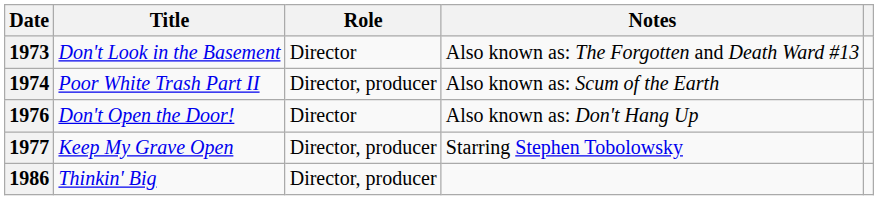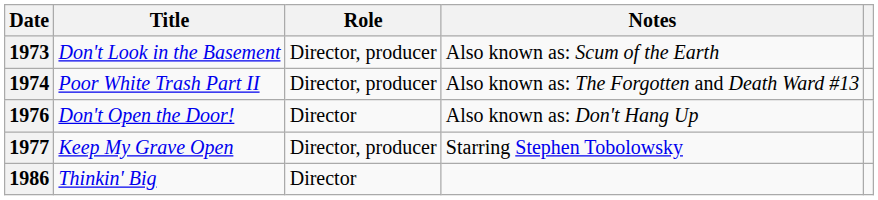(323, 52) Director -> (363, 52) Director, producer
(653, 52) Also known as: The Forgotten and Death Ward #13 -> (582, 52) Also known as: Scum of the Earth
(582, 83) Also known as: Scum of the Earth -> (653, 83) Also known as: The Forgotten and Death Ward #13
(363, 178) Director, producer -> (323, 178) Director
